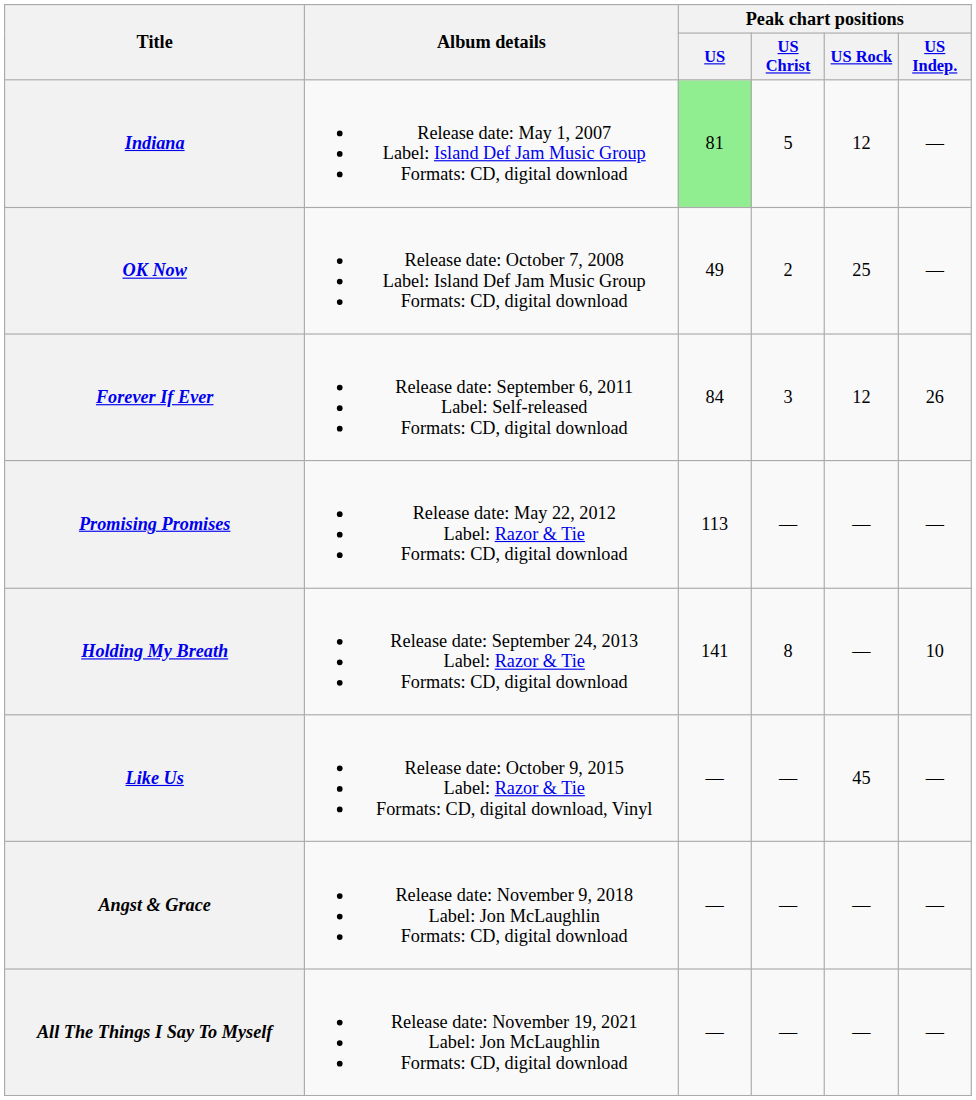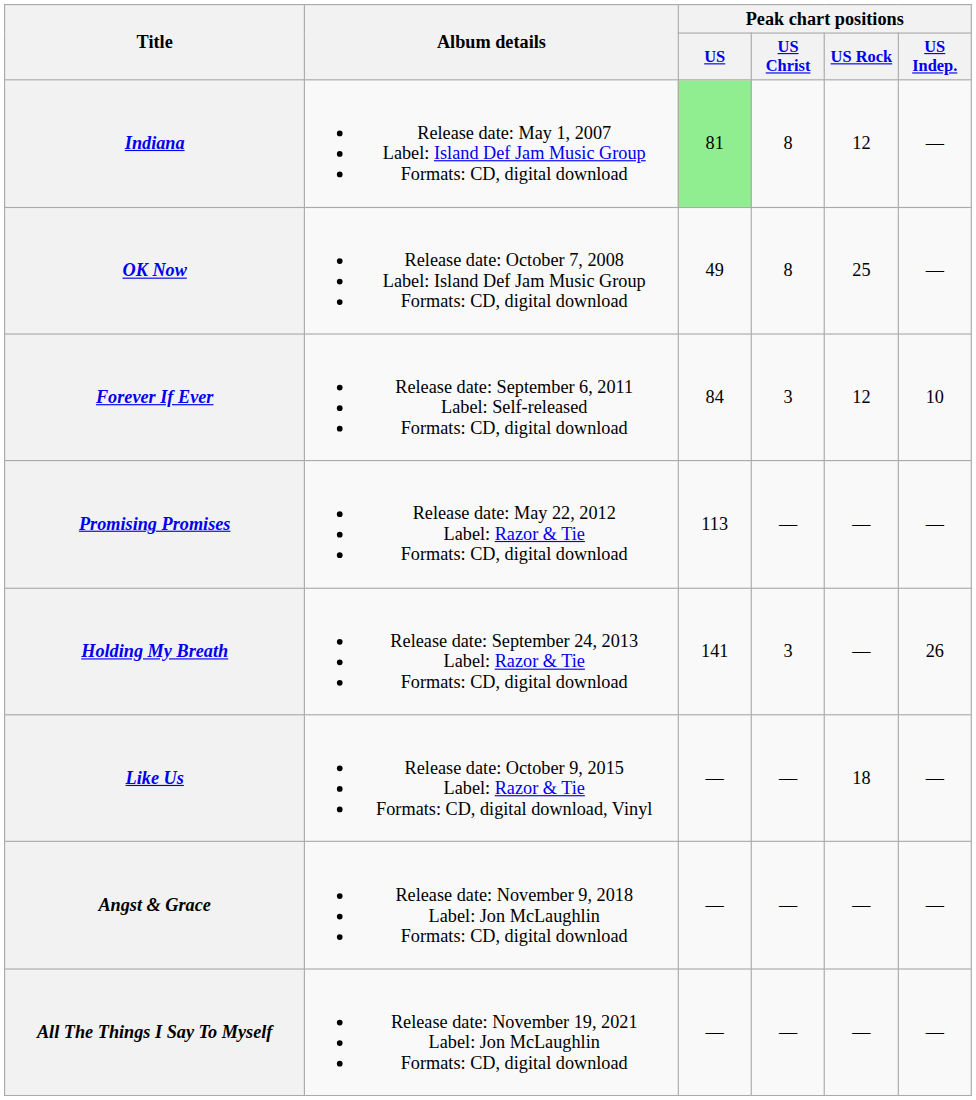(788, 143) 5 -> (788, 143) 8
(788, 270) 2 -> (788, 270) 8
(935, 397) 26 -> (935, 397) 10
(788, 651) 8 -> (788, 651) 3
(935, 651) 10 -> (935, 651) 26
(861, 778) 45 -> (861, 778) 18
